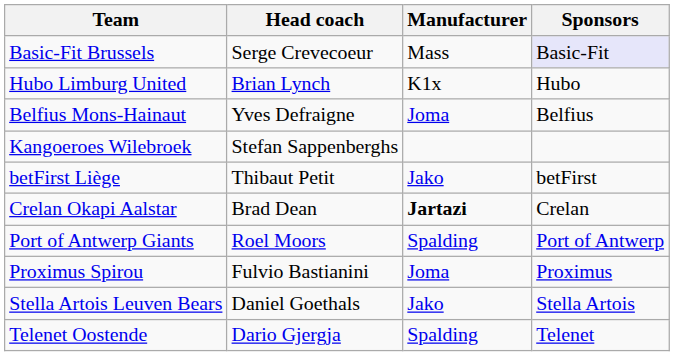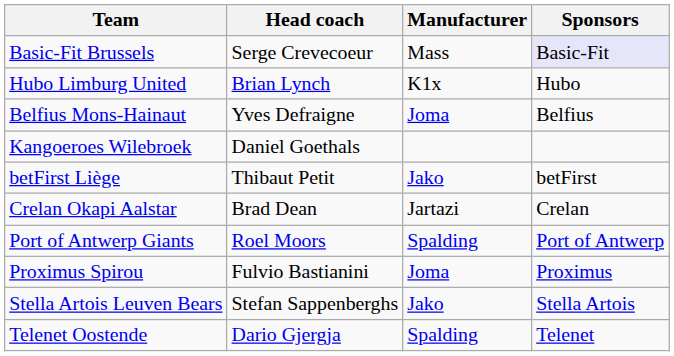(315, 146) Stefan Sappenberghs -> (296, 146) Daniel Goethals
(437, 209) bold -> (433, 209) normal
(296, 303) Daniel Goethals -> (315, 303) Stefan Sappenberghs
